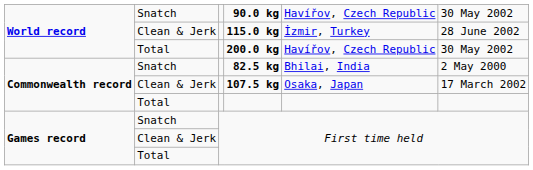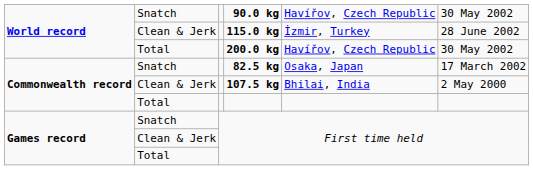(327, 67) Bhilai, India -> (324, 67) Osaka, Japan
(474, 67) 2 May 2000 -> (483, 67) 17 March 2002
(324, 85) Osaka, Japan -> (327, 85) Bhilai, India
(483, 85) 17 March 2002 -> (474, 85) 2 May 2000
